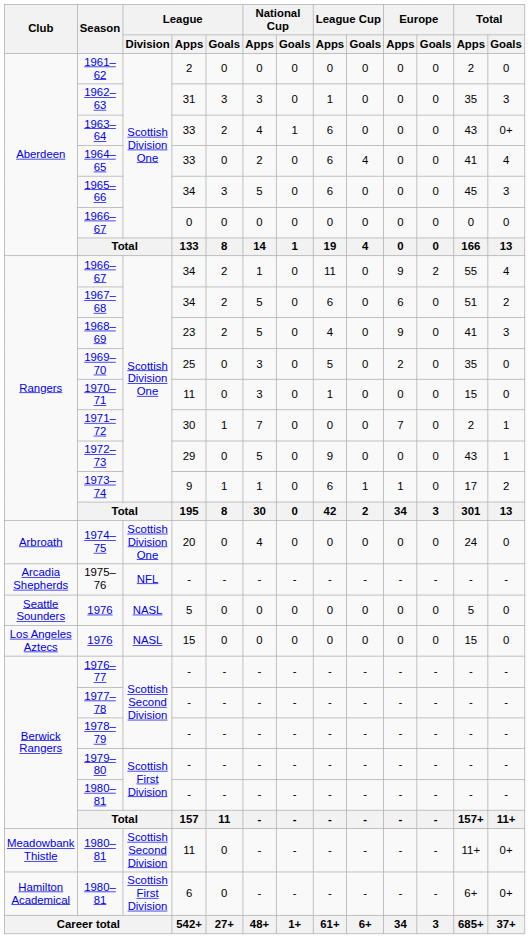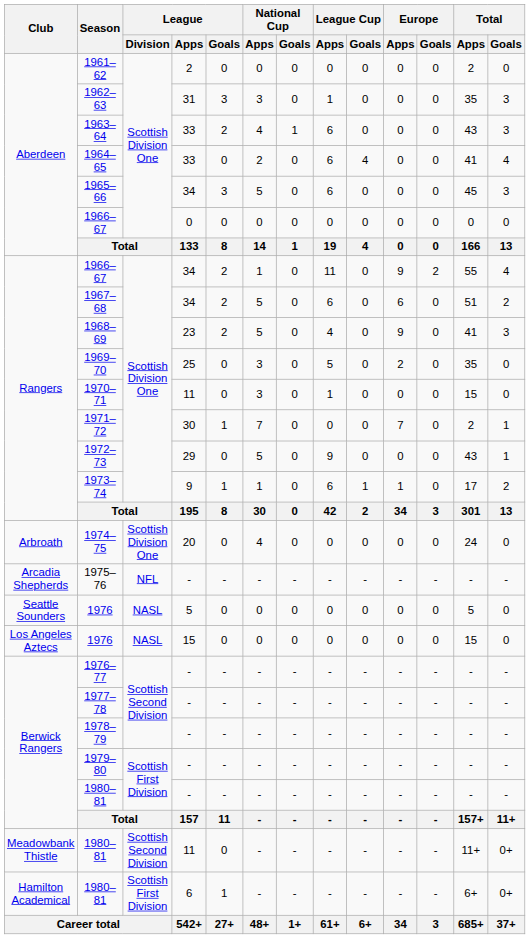(506, 130) 0+ -> (506, 130) 3
(224, 893) 0 -> (224, 893) 1
